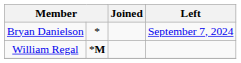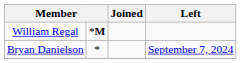rows swapped: (45, 49) <-> (45, 31)
